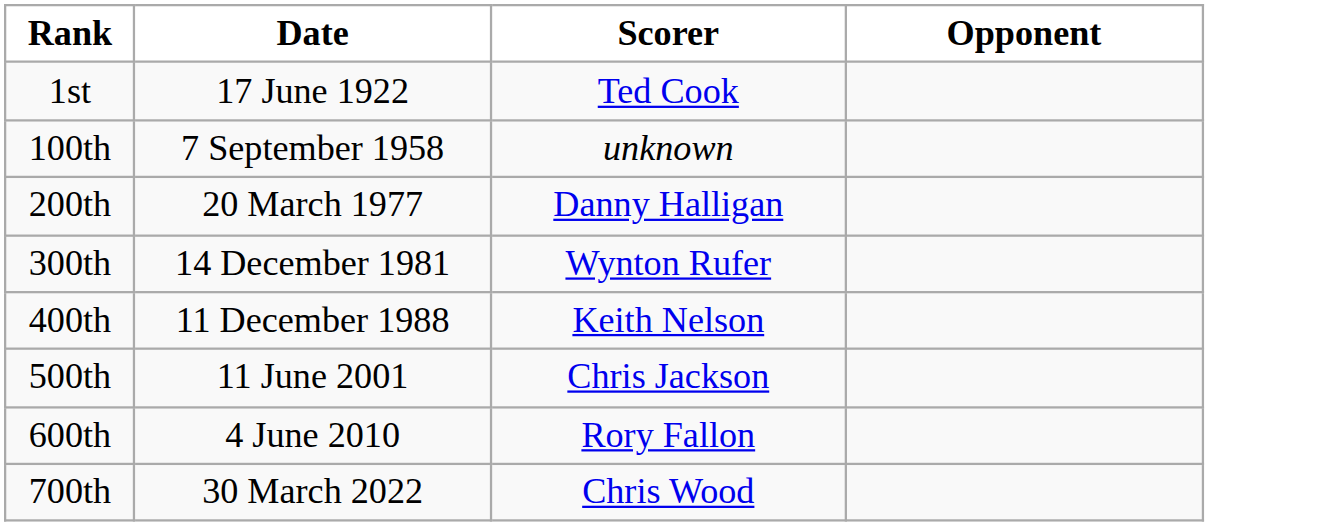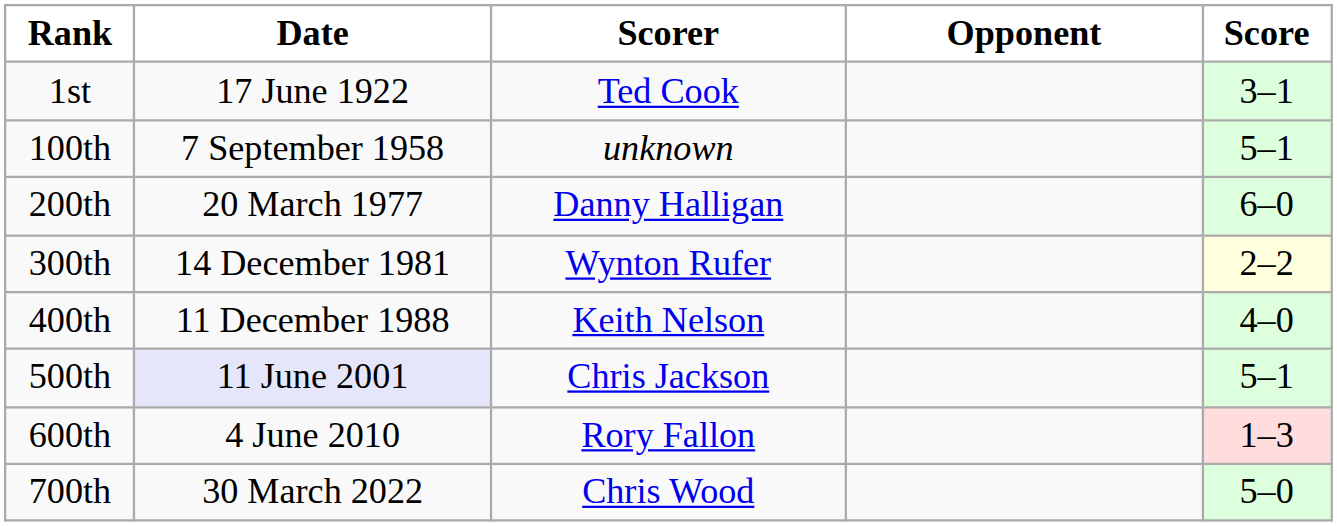+ column: (1267, 33)
(313, 377) no background -> (313, 377) lavender background
